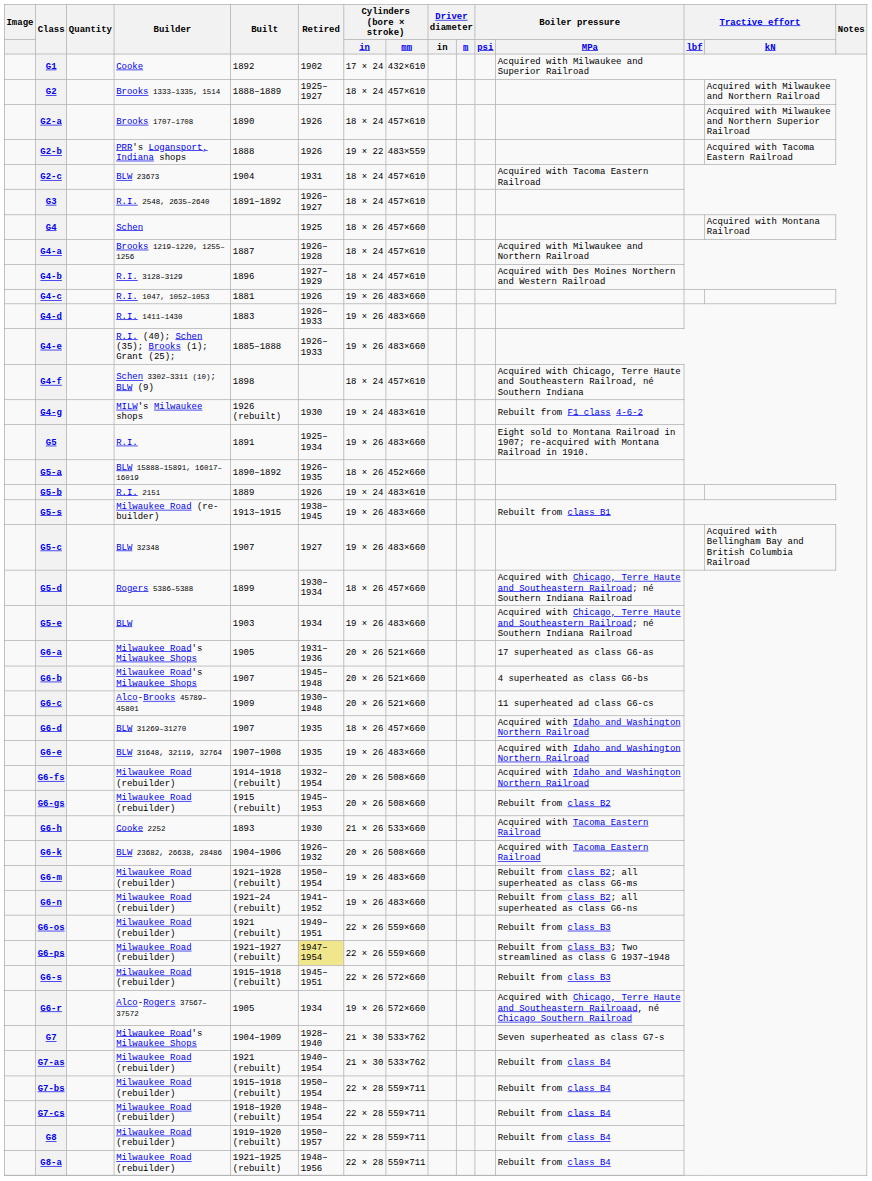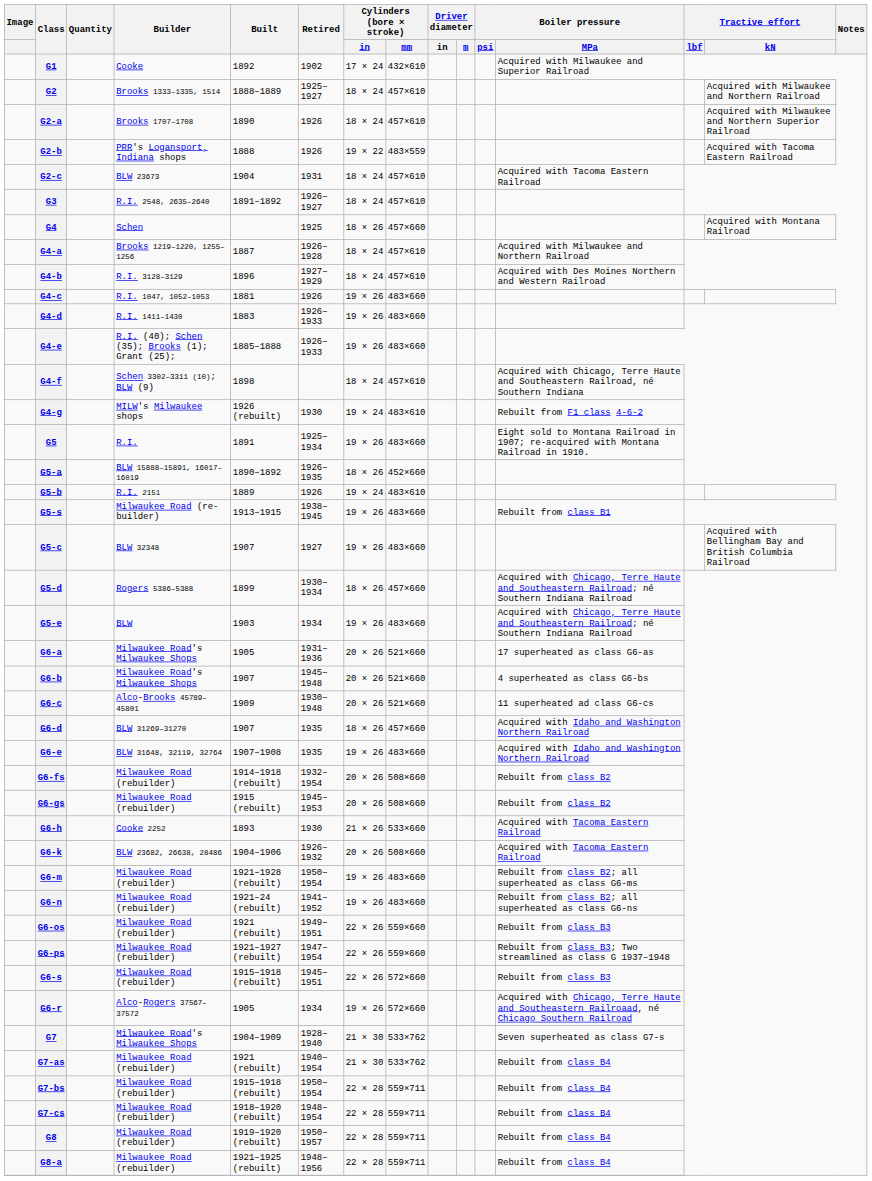(589, 778) Acquired with Idaho and Washington Northern Railroad -> (554, 778) Rebuilt from class B2
(314, 953) khaki background -> (314, 953) no background
